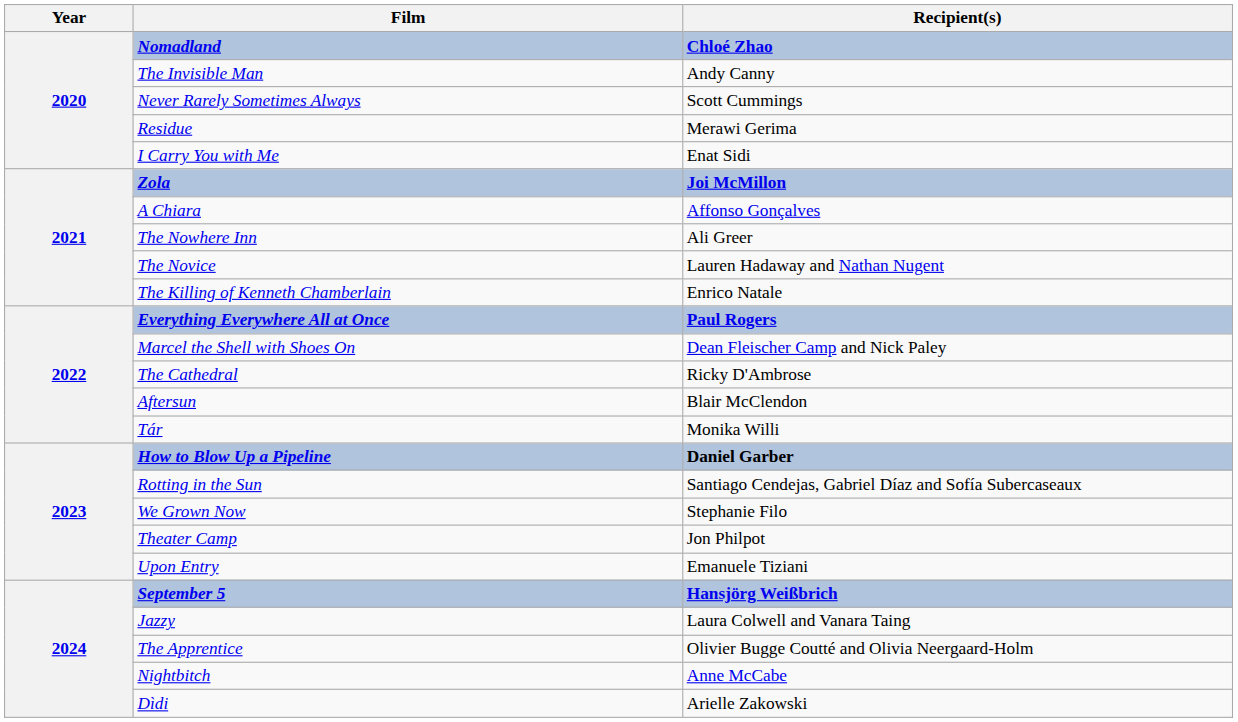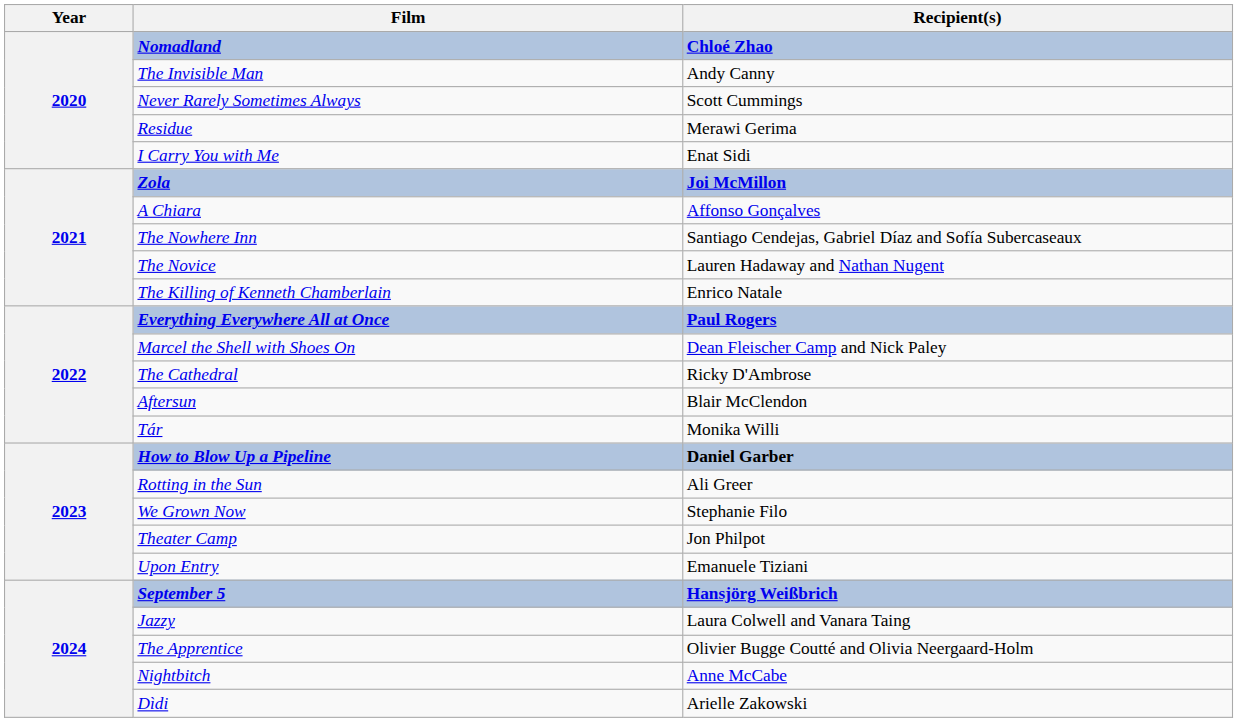(720, 237) Ali Greer -> (884, 237) Santiago Cendejas, Gabriel Díaz and Sofía Subercaseaux
(884, 484) Santiago Cendejas, Gabriel Díaz and Sofía Subercaseaux -> (720, 484) Ali Greer
